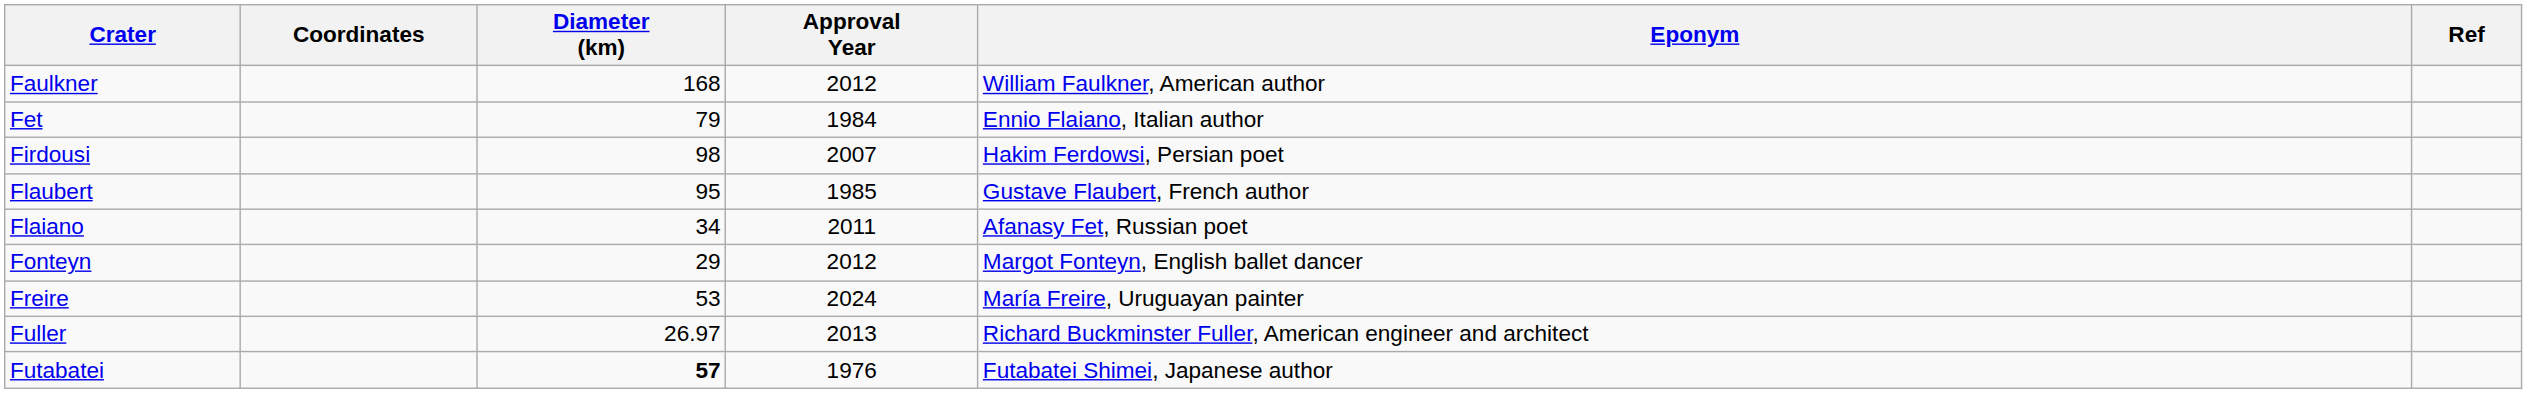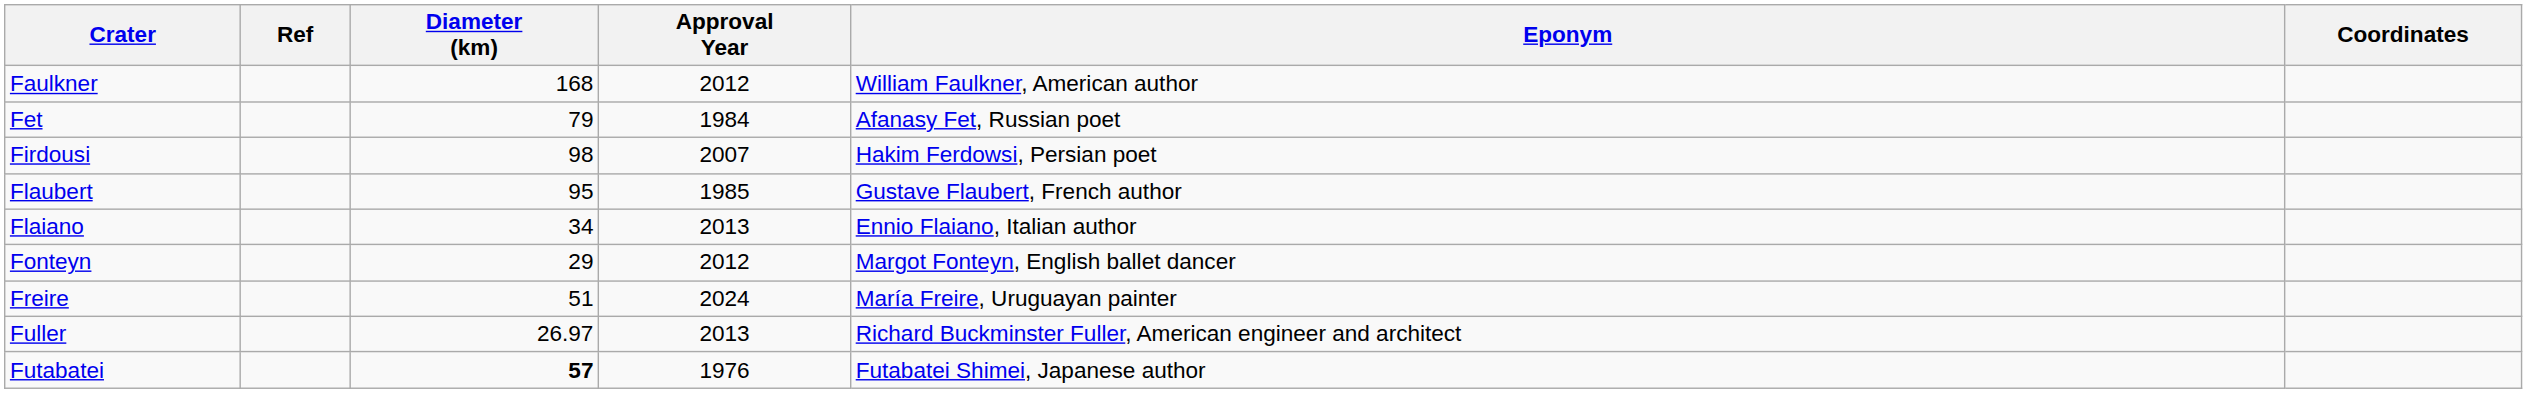columns swapped: (359, 35) <-> (2467, 35)
(1123, 119) Ennio Flaiano, Italian author -> (988, 119) Afanasy Fet, Russian poet
(852, 226) 2011 -> (725, 226) 2013
(1115, 226) Afanasy Fet, Russian poet -> (996, 226) Ennio Flaiano, Italian author
(708, 298) 53 -> (581, 298) 51
